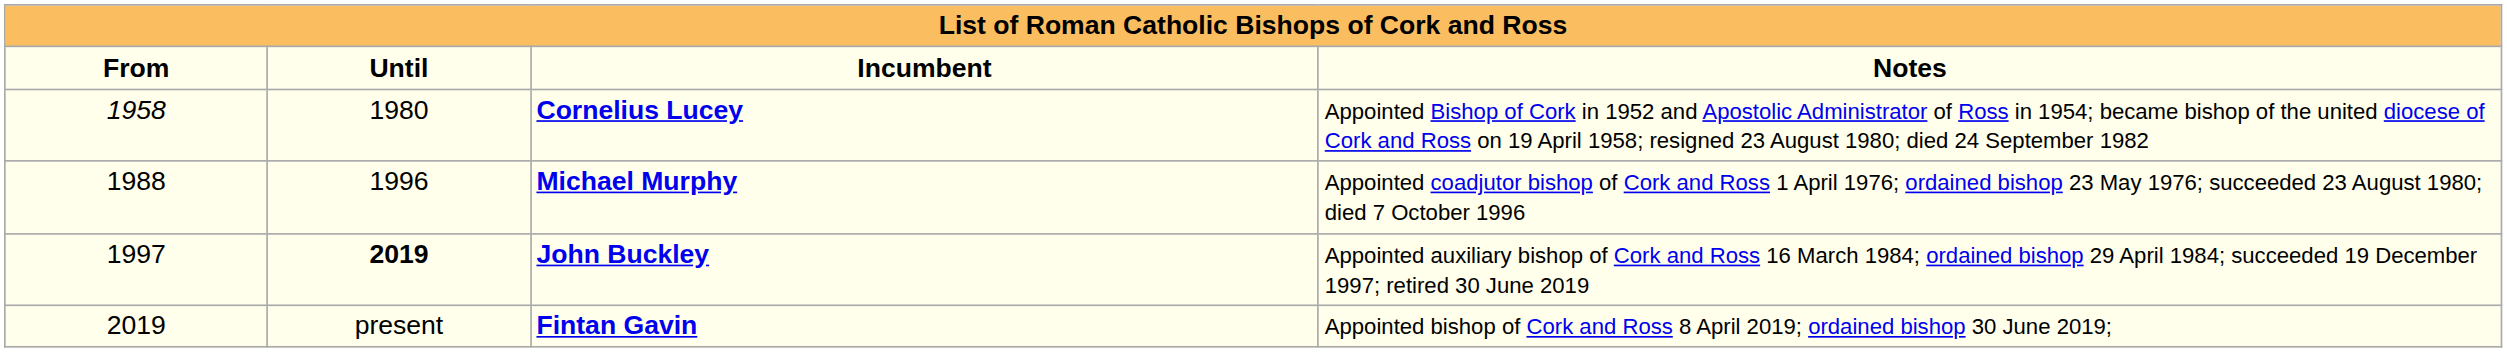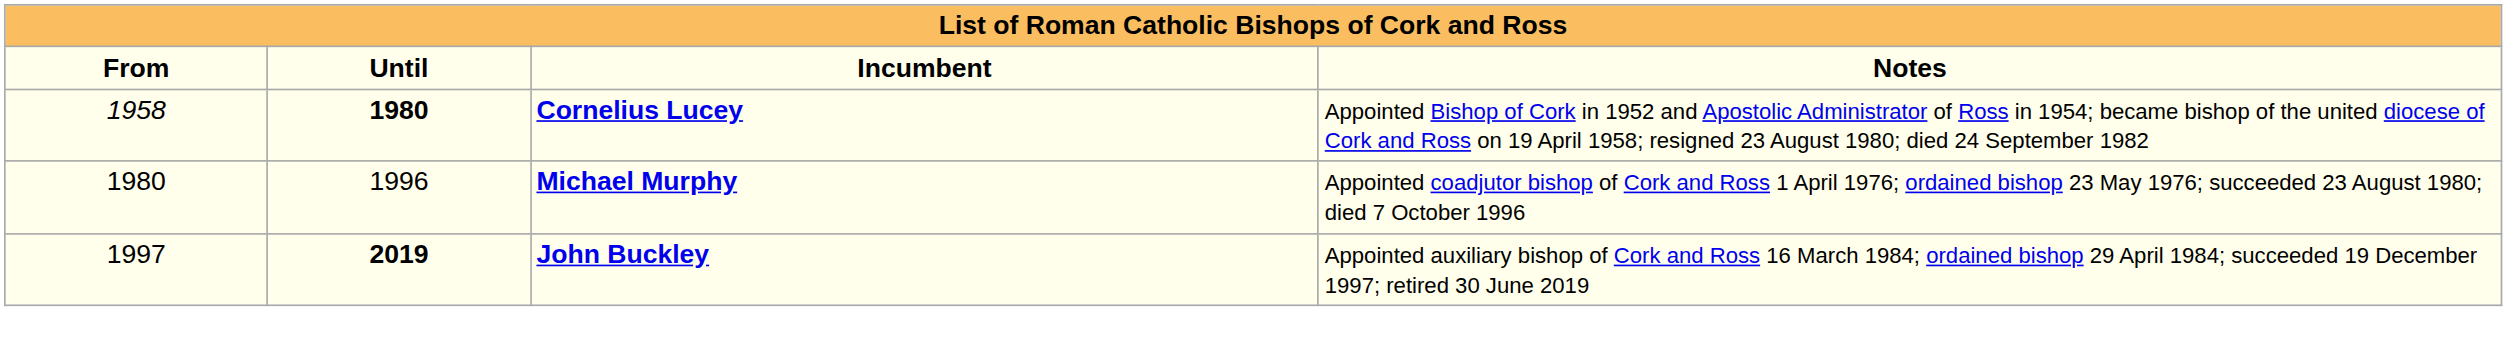(399, 109) normal -> (399, 109) bold
(136, 181) 1988 -> (136, 181) 1980
- row: (617, 325)
